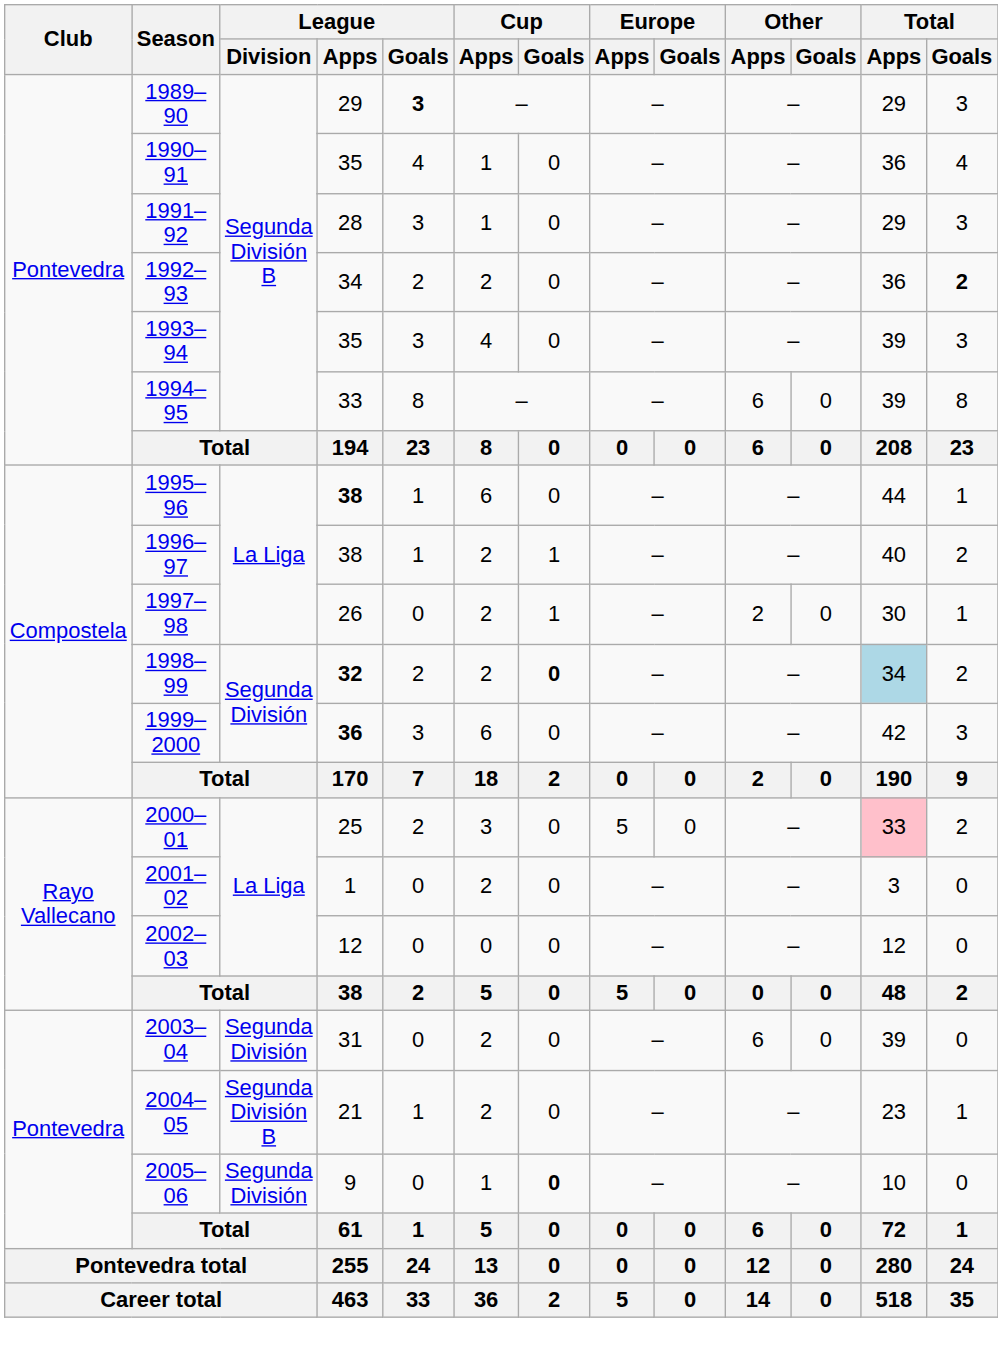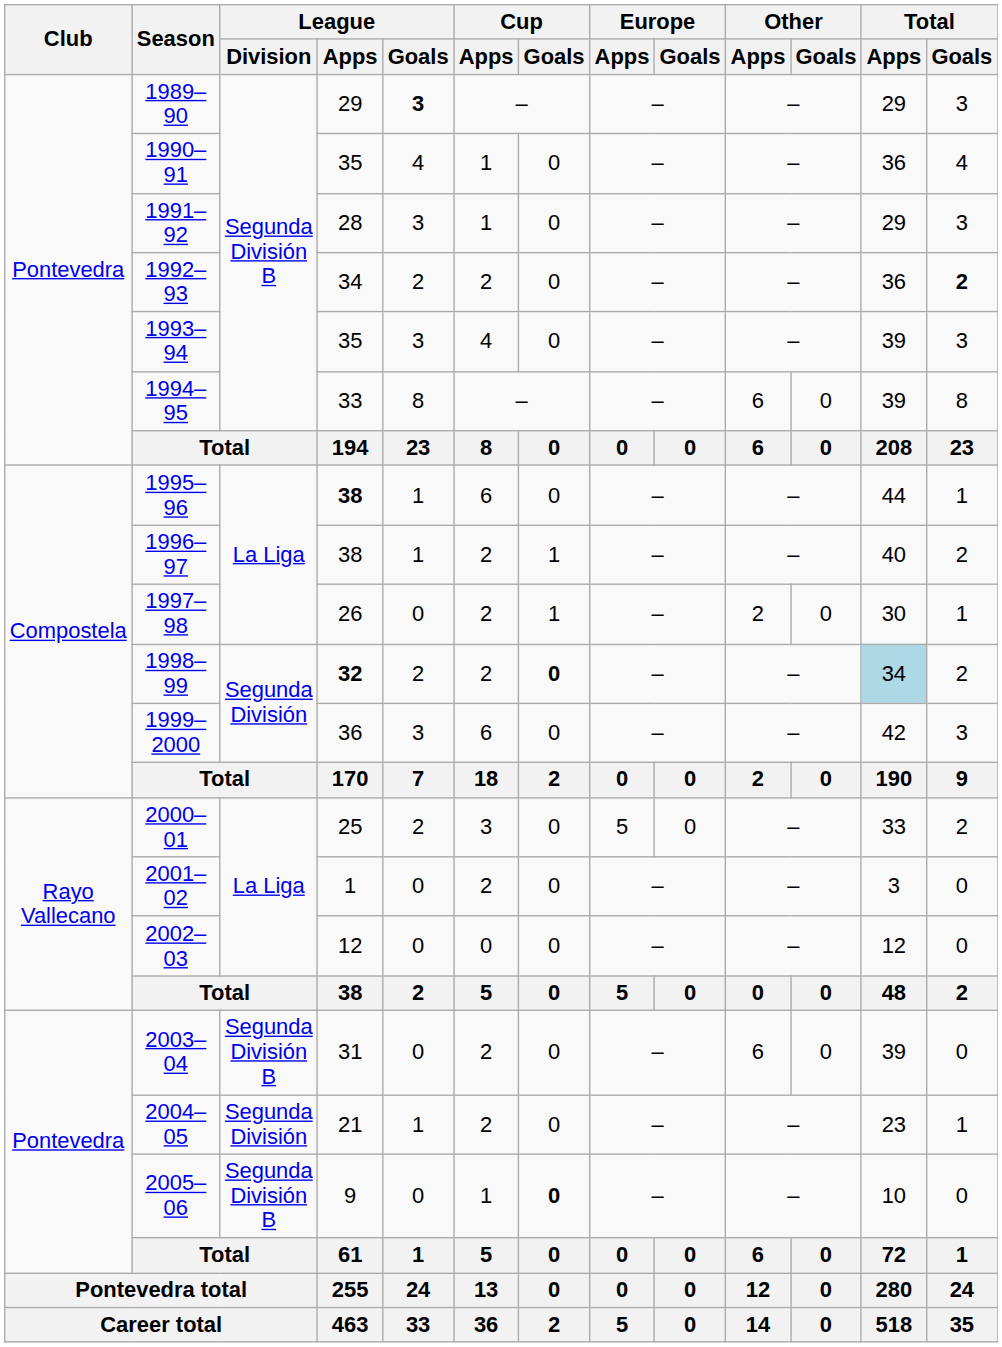(350, 732) bold -> (350, 732) normal
(894, 826) pink background -> (894, 826) no background
(269, 1039) Segunda División -> (269, 1052) Segunda División B
(269, 1111) Segunda División B -> (269, 1124) Segunda División
(269, 1183) Segunda División -> (269, 1195) Segunda División B
